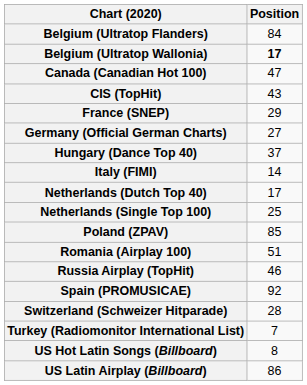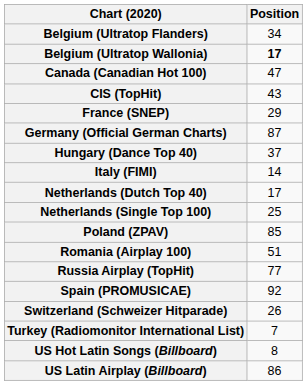(275, 34) 84 -> (275, 34) 34
(275, 133) 27 -> (275, 133) 87
(275, 271) 46 -> (275, 271) 77
(275, 311) 28 -> (275, 311) 26
